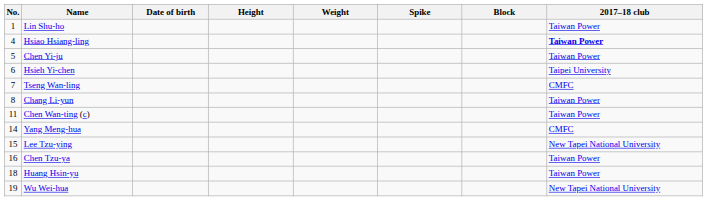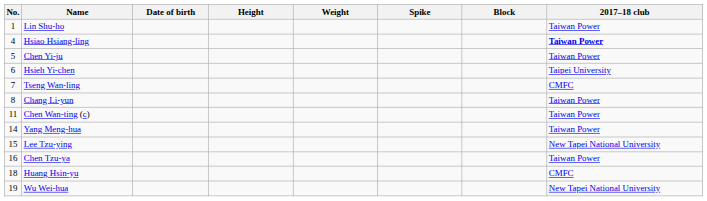(561, 130) CMFC -> (574, 130) Taiwan Power
(574, 174) Taiwan Power -> (561, 174) CMFC
